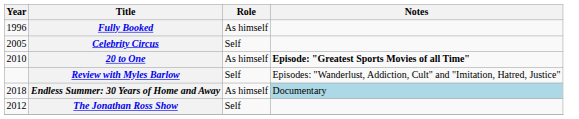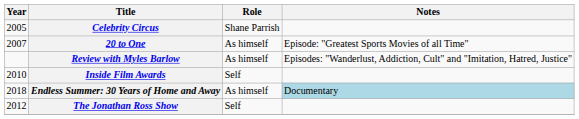- row: (126, 28)
(233, 43) Self -> (252, 28) Shane Parrish
(17, 59) 2010 -> (17, 43) 2007
(371, 59) bold -> (376, 43) normal
(233, 75) Self -> (246, 59) As himself
+ row: (126, 75)
